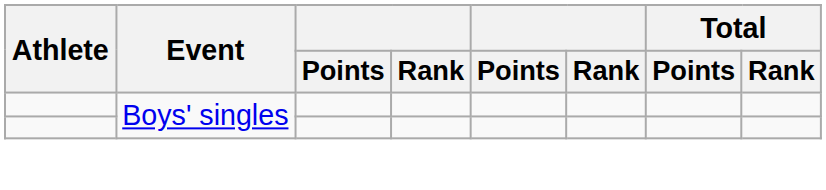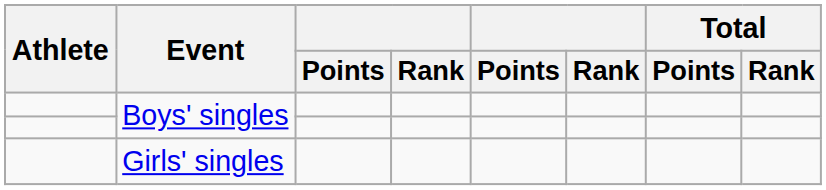+ row: (60, 161)
